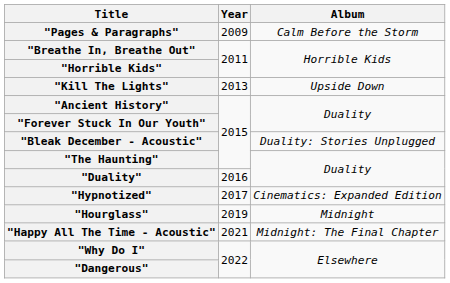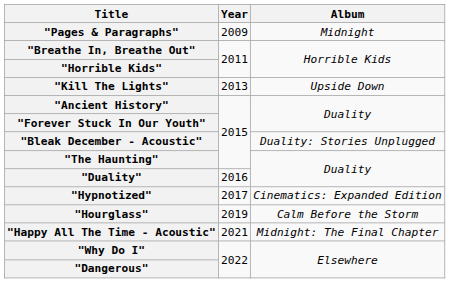(348, 32) Calm Before the Storm -> (348, 32) Midnight
(348, 214) Midnight -> (348, 214) Calm Before the Storm
